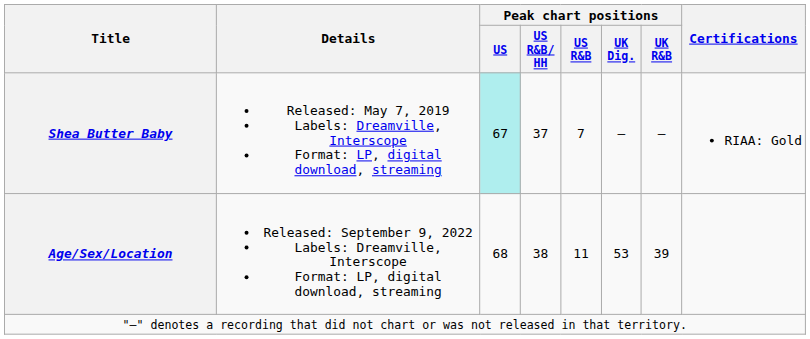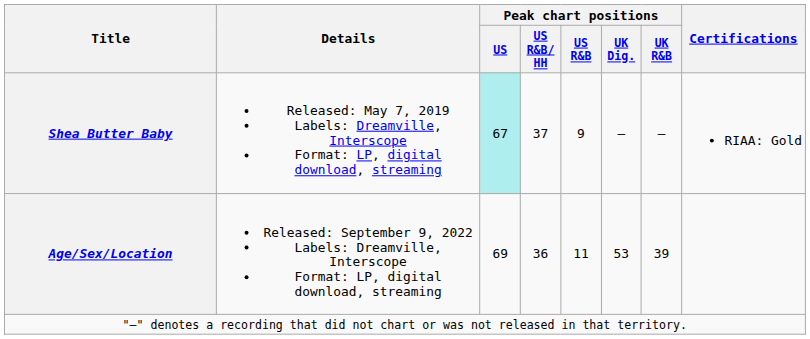(581, 133) 7 -> (581, 133) 9
(500, 254) 68 -> (500, 254) 69
(541, 254) 38 -> (541, 254) 36
